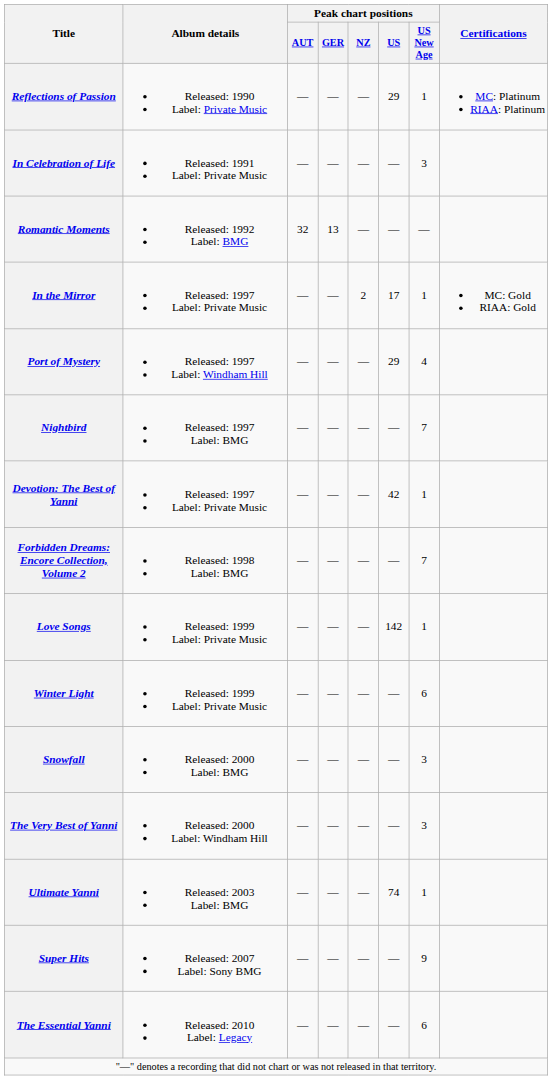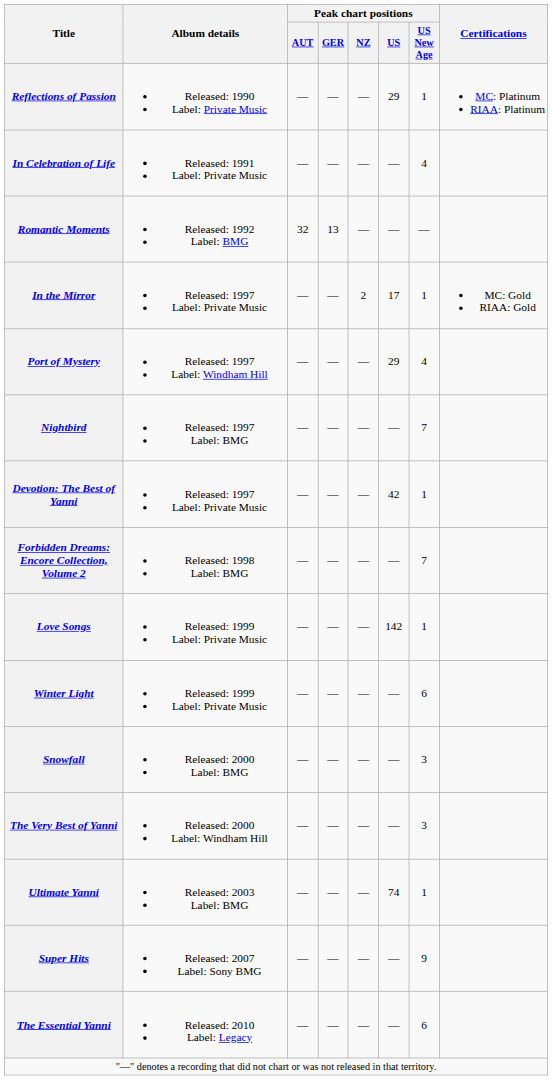(424, 162) 3 -> (424, 162) 4
